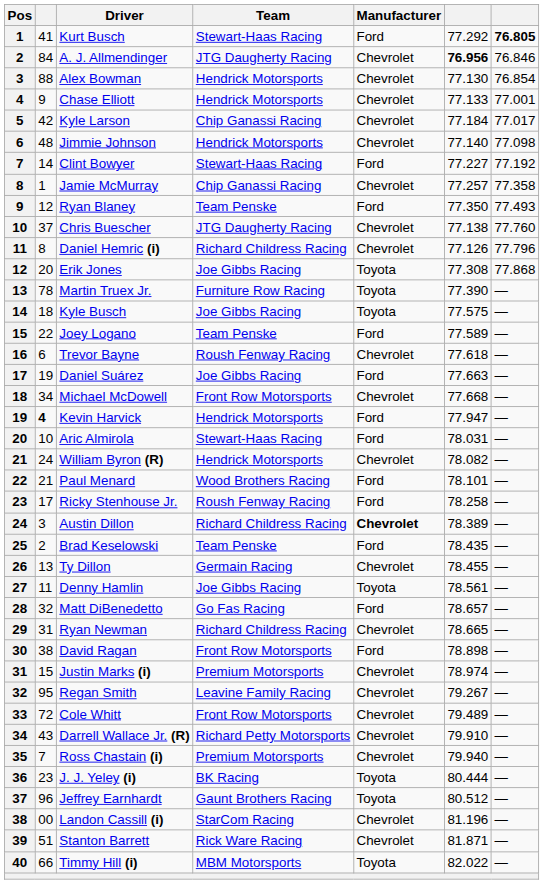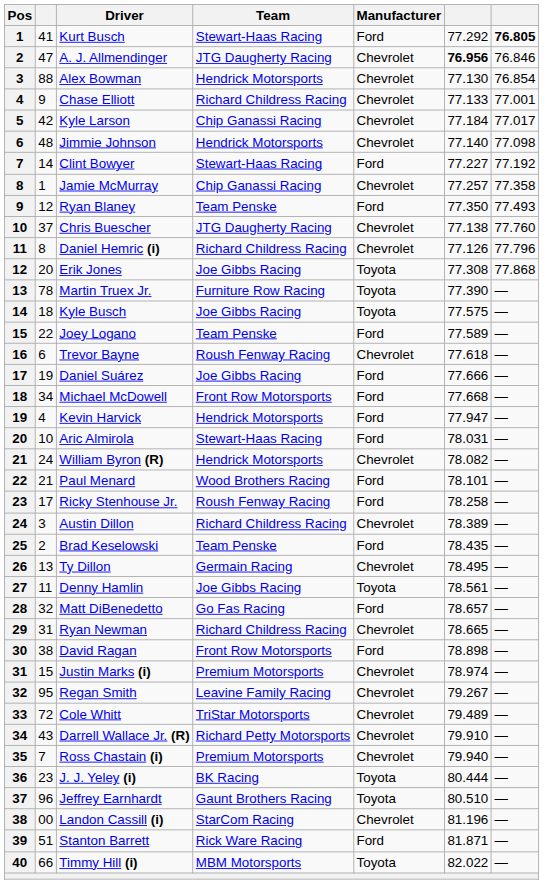(46, 58) 84 -> (46, 58) 47
(259, 100) Hendrick Motorsports -> (271, 100) Richard Childress Racing
(468, 375) 77.663 -> (468, 375) 77.666
(385, 396) Chevrolet -> (370, 396) Ford
(42, 418) bold -> (42, 418) normal
(387, 523) bold -> (385, 523) normal
(468, 566) 78.455 -> (468, 566) 78.495
(264, 714) Front Row Motorsports -> (253, 714) TriStar Motorsports
(468, 799) 80.512 -> (468, 799) 80.510
(385, 841) Chevrolet -> (370, 841) Ford
